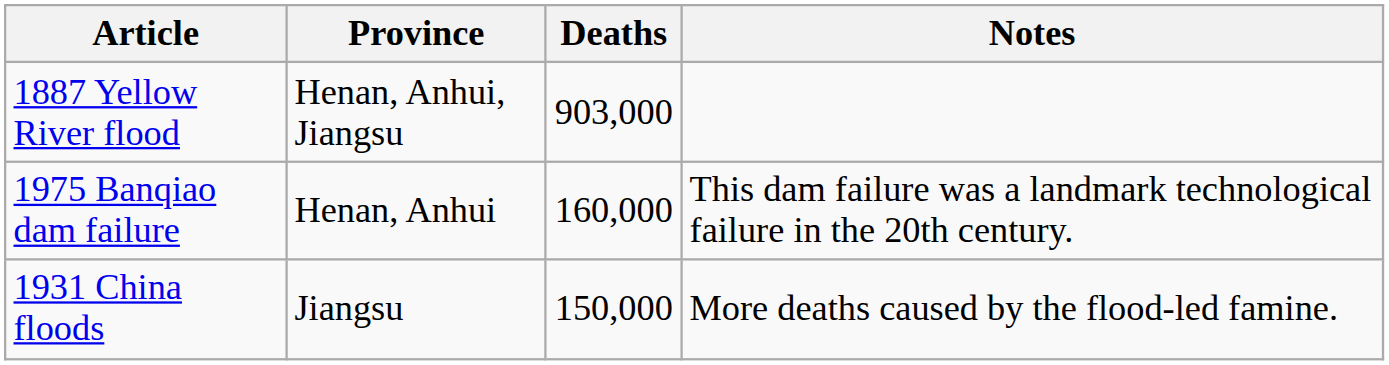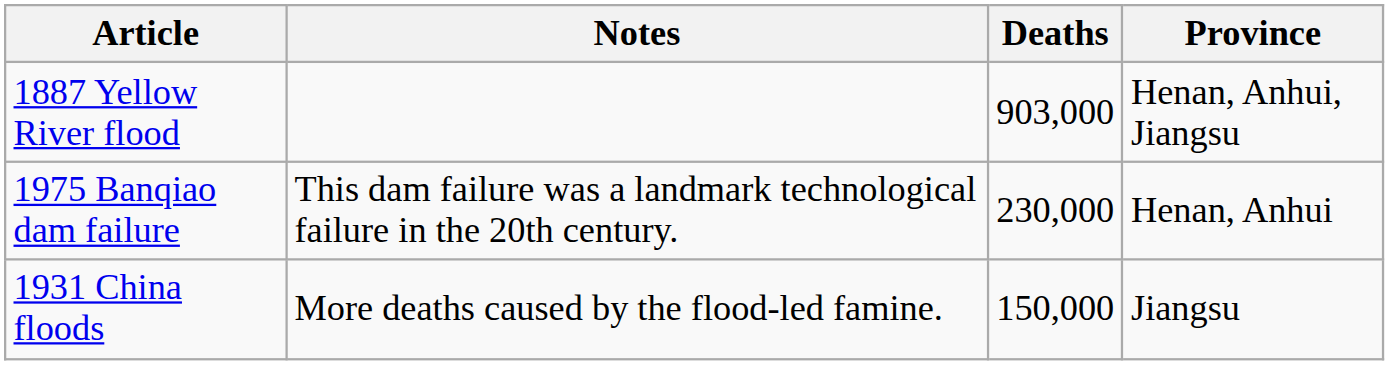columns swapped: (416, 33) <-> (1032, 33)
(614, 209) 160,000 -> (1055, 209) 230,000
